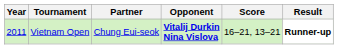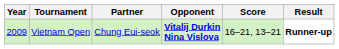(16, 32) 2011 -> (17, 32) 2009
